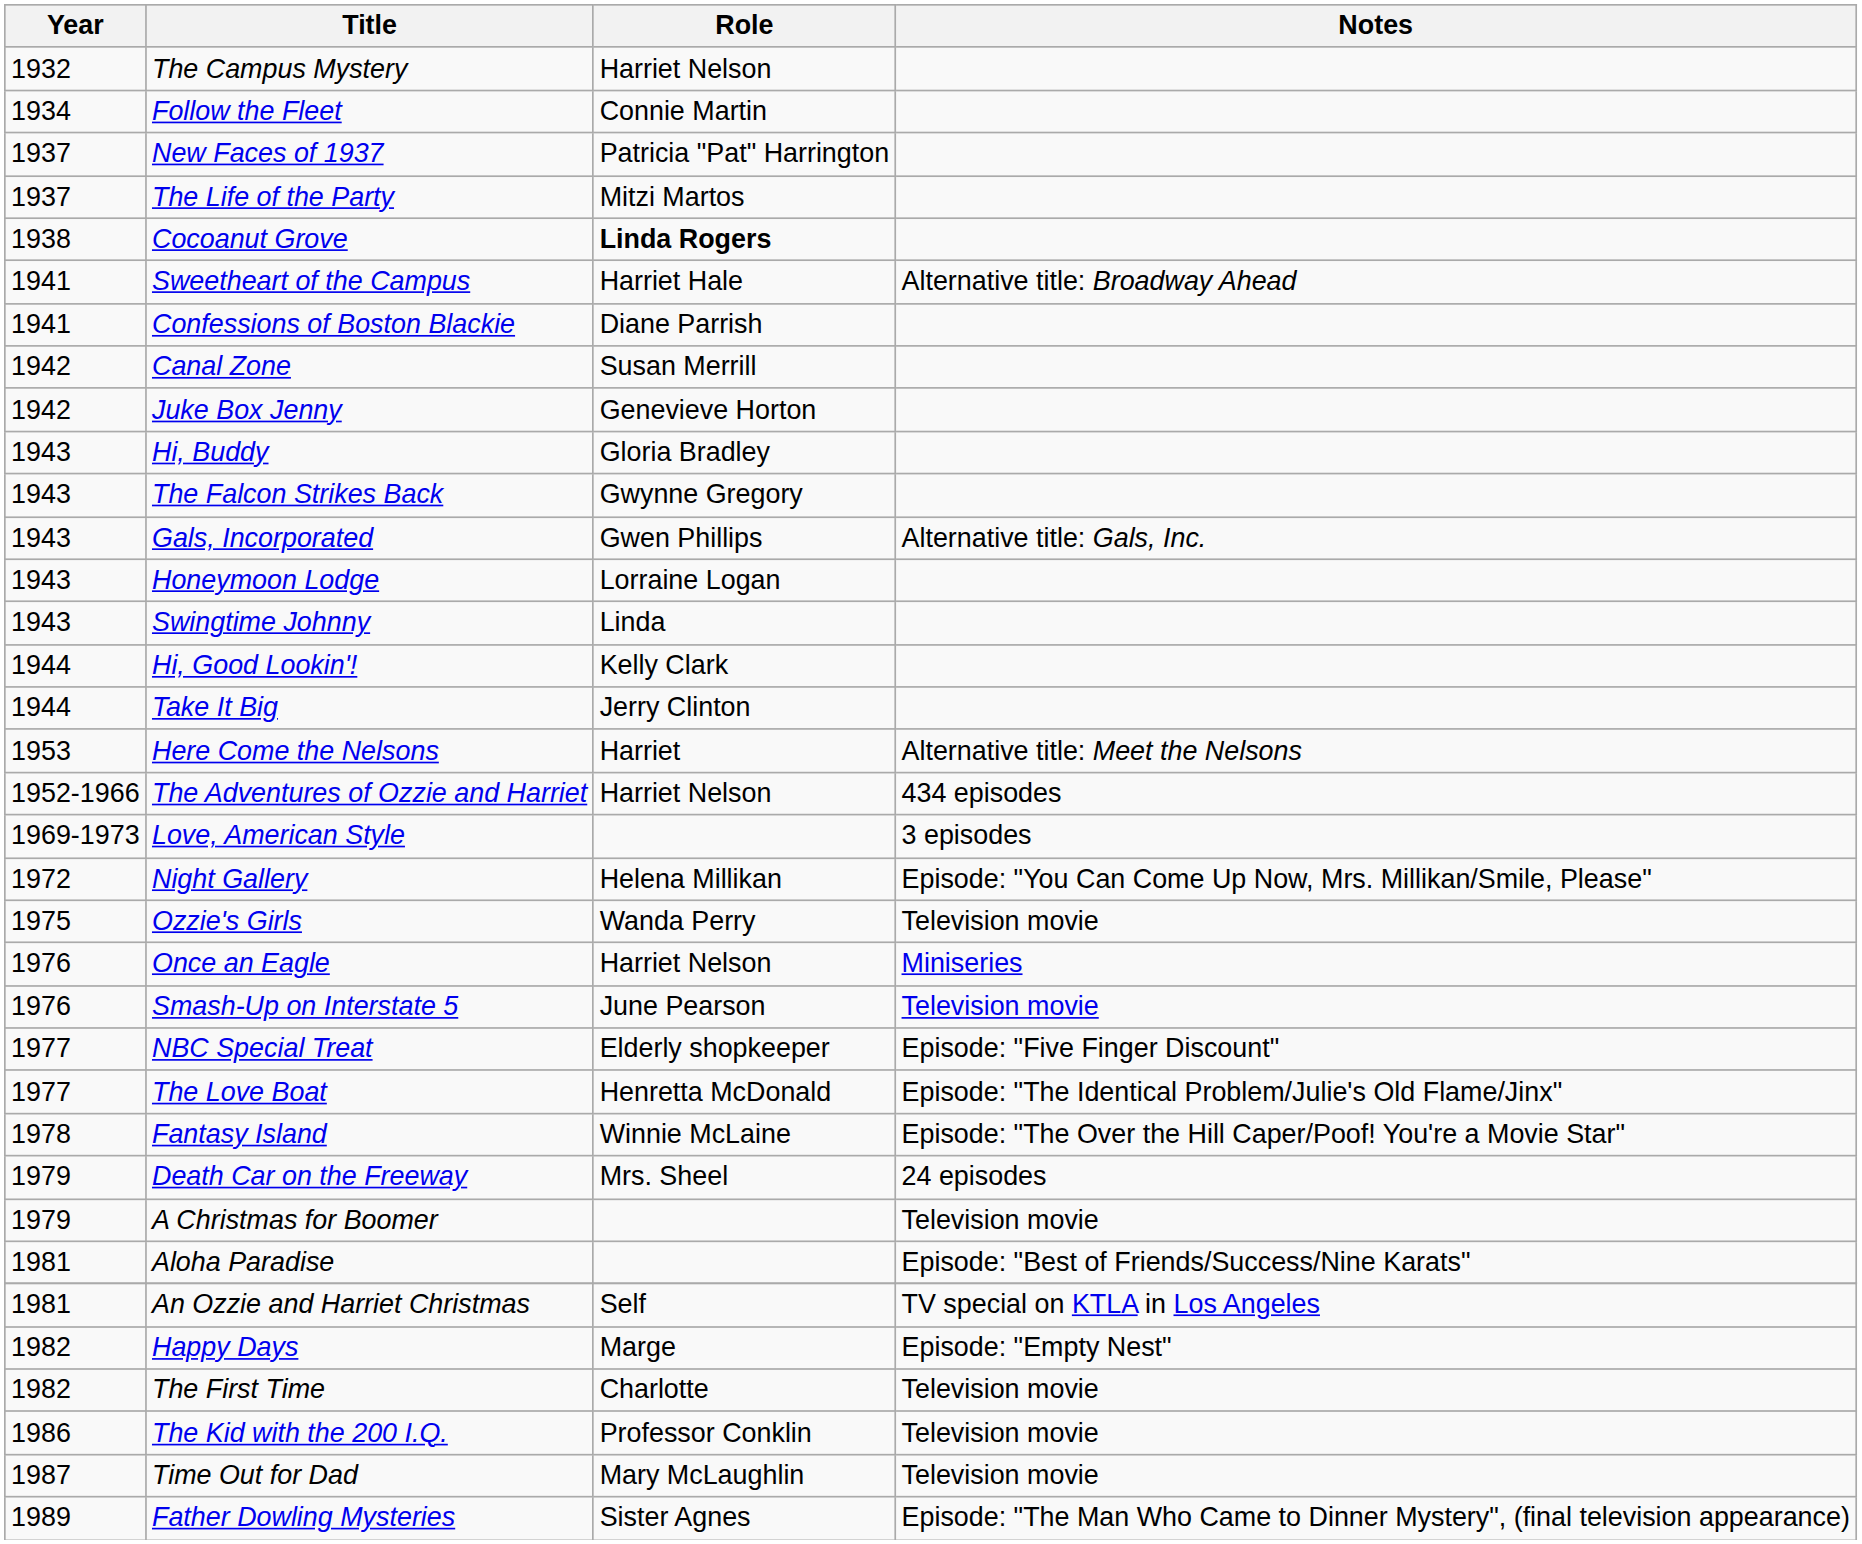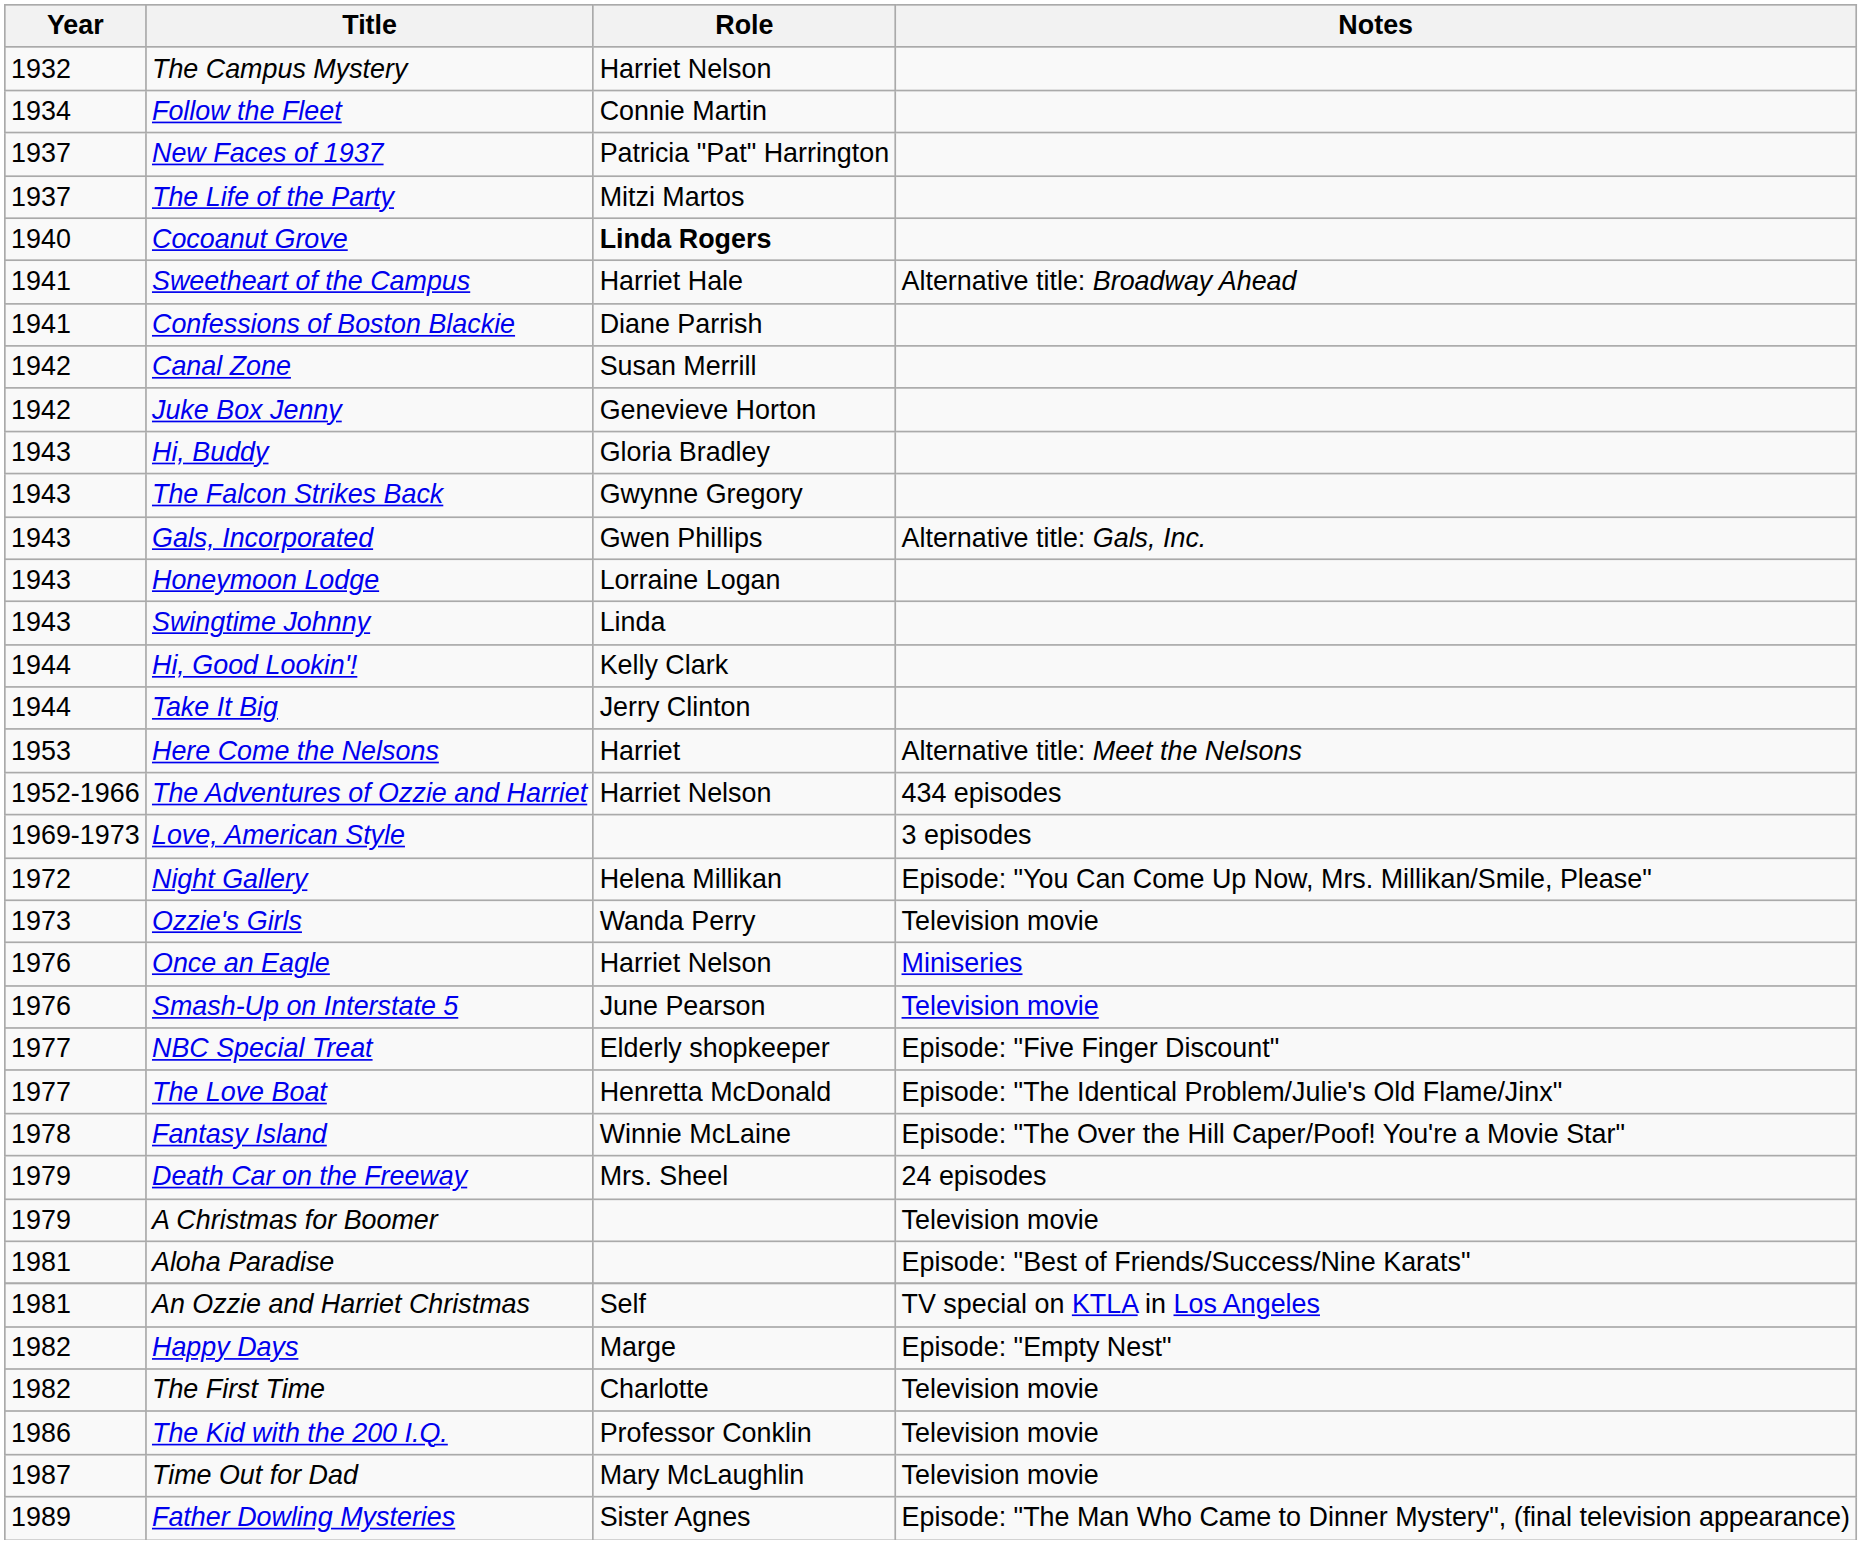(41, 238) 1938 -> (41, 238) 1940
(41, 921) 1975 -> (41, 921) 1973
